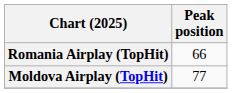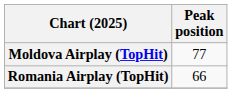rows swapped: (88, 76) <-> (88, 54)
